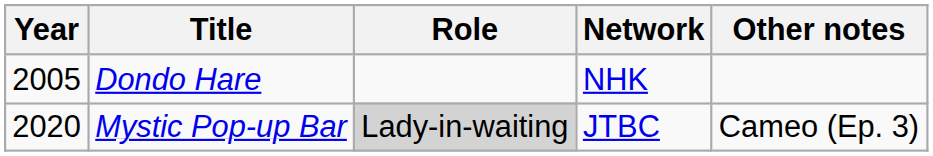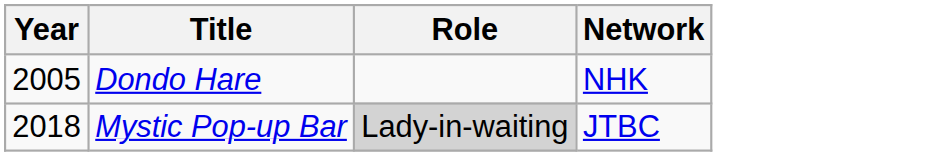- column: (819, 30)
(47, 127) 2020 -> (47, 127) 2018
